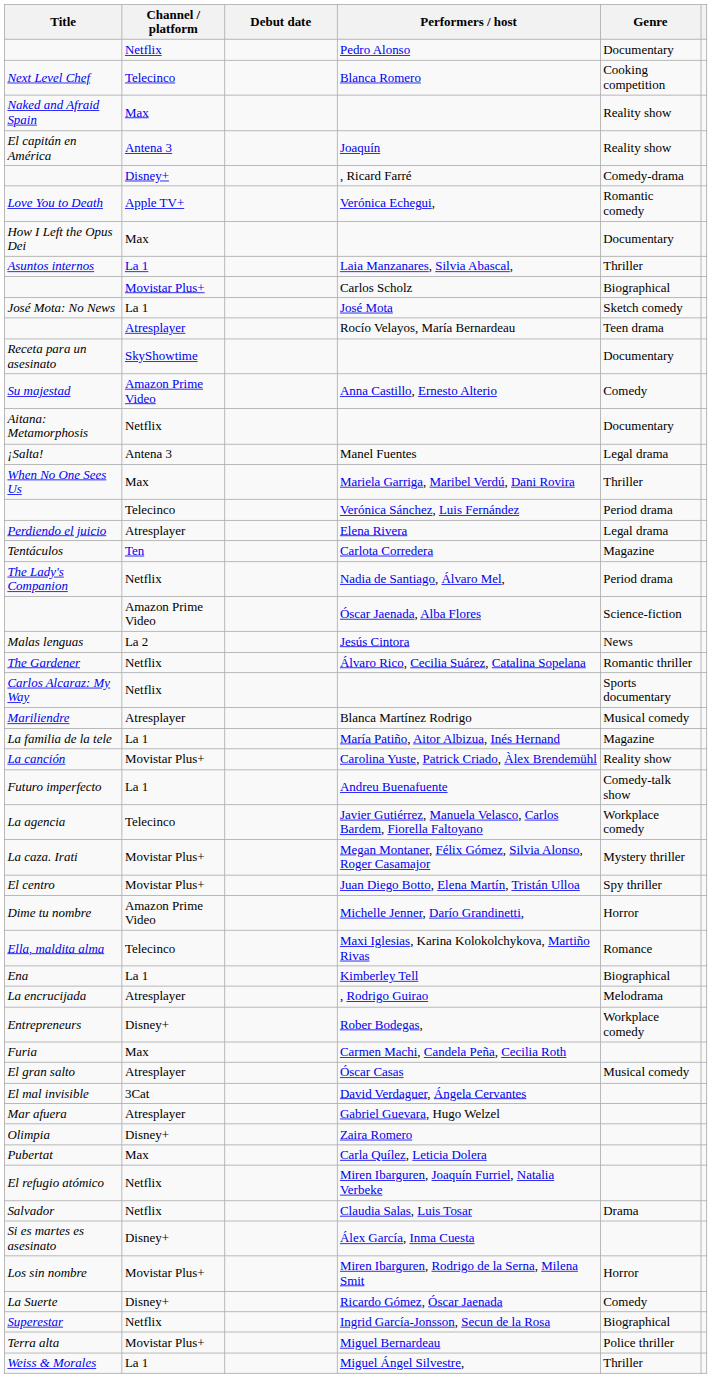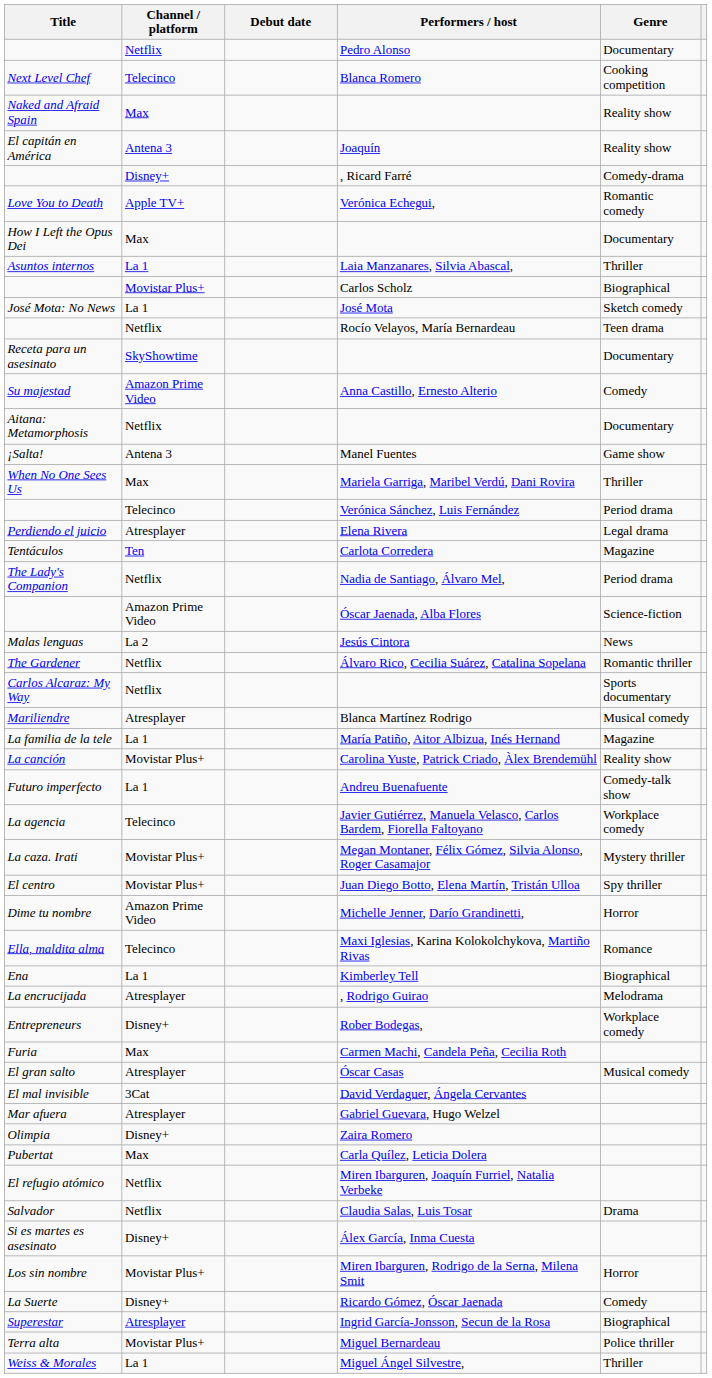(155, 328) Atresplayer -> (143, 328) Netflix
(636, 454) Legal drama -> (634, 454) Game show
(143, 1322) Netflix -> (155, 1322) Atresplayer
